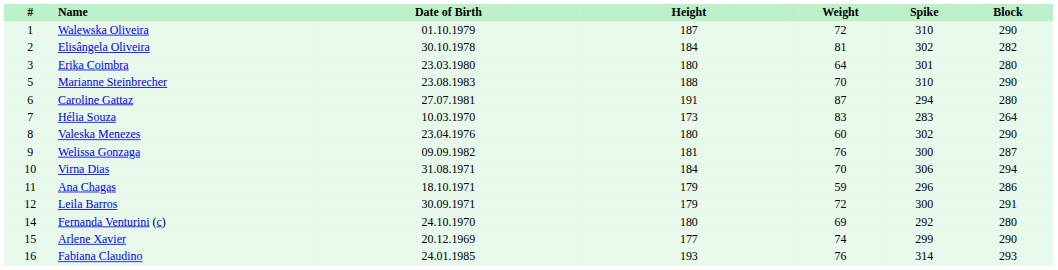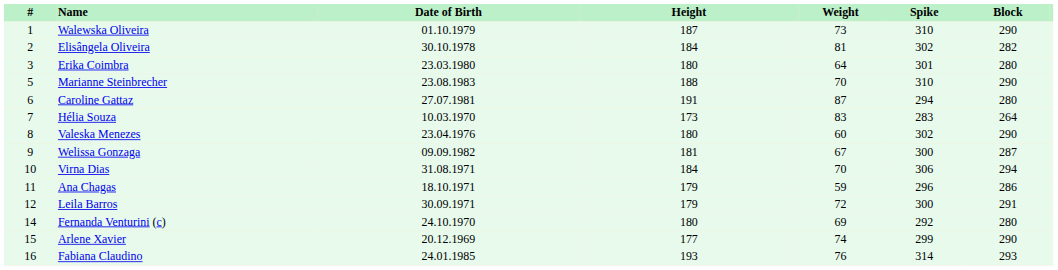(840, 30) 72 -> (840, 30) 73
(840, 152) 76 -> (840, 152) 67
